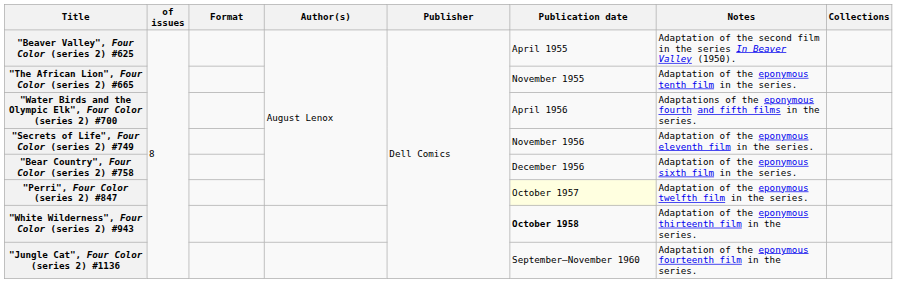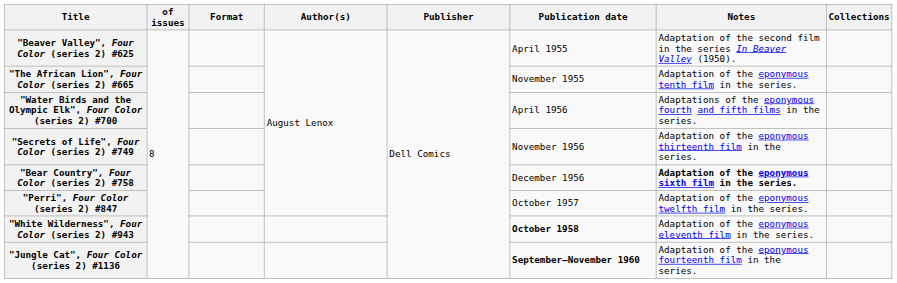(736, 141) Adaptation of the eponymous eleventh film in the series. -> (734, 147) Adaptation of the eponymous thirteenth film in the series.
(734, 167) normal -> (734, 178) bold
(545, 193) lightyellow background -> (545, 203) no background
(734, 224) Adaptation of the eponymous thirteenth film in the series. -> (736, 229) Adaptation of the eponymous eleventh film in the series.
(576, 260) normal -> (576, 260) bold
